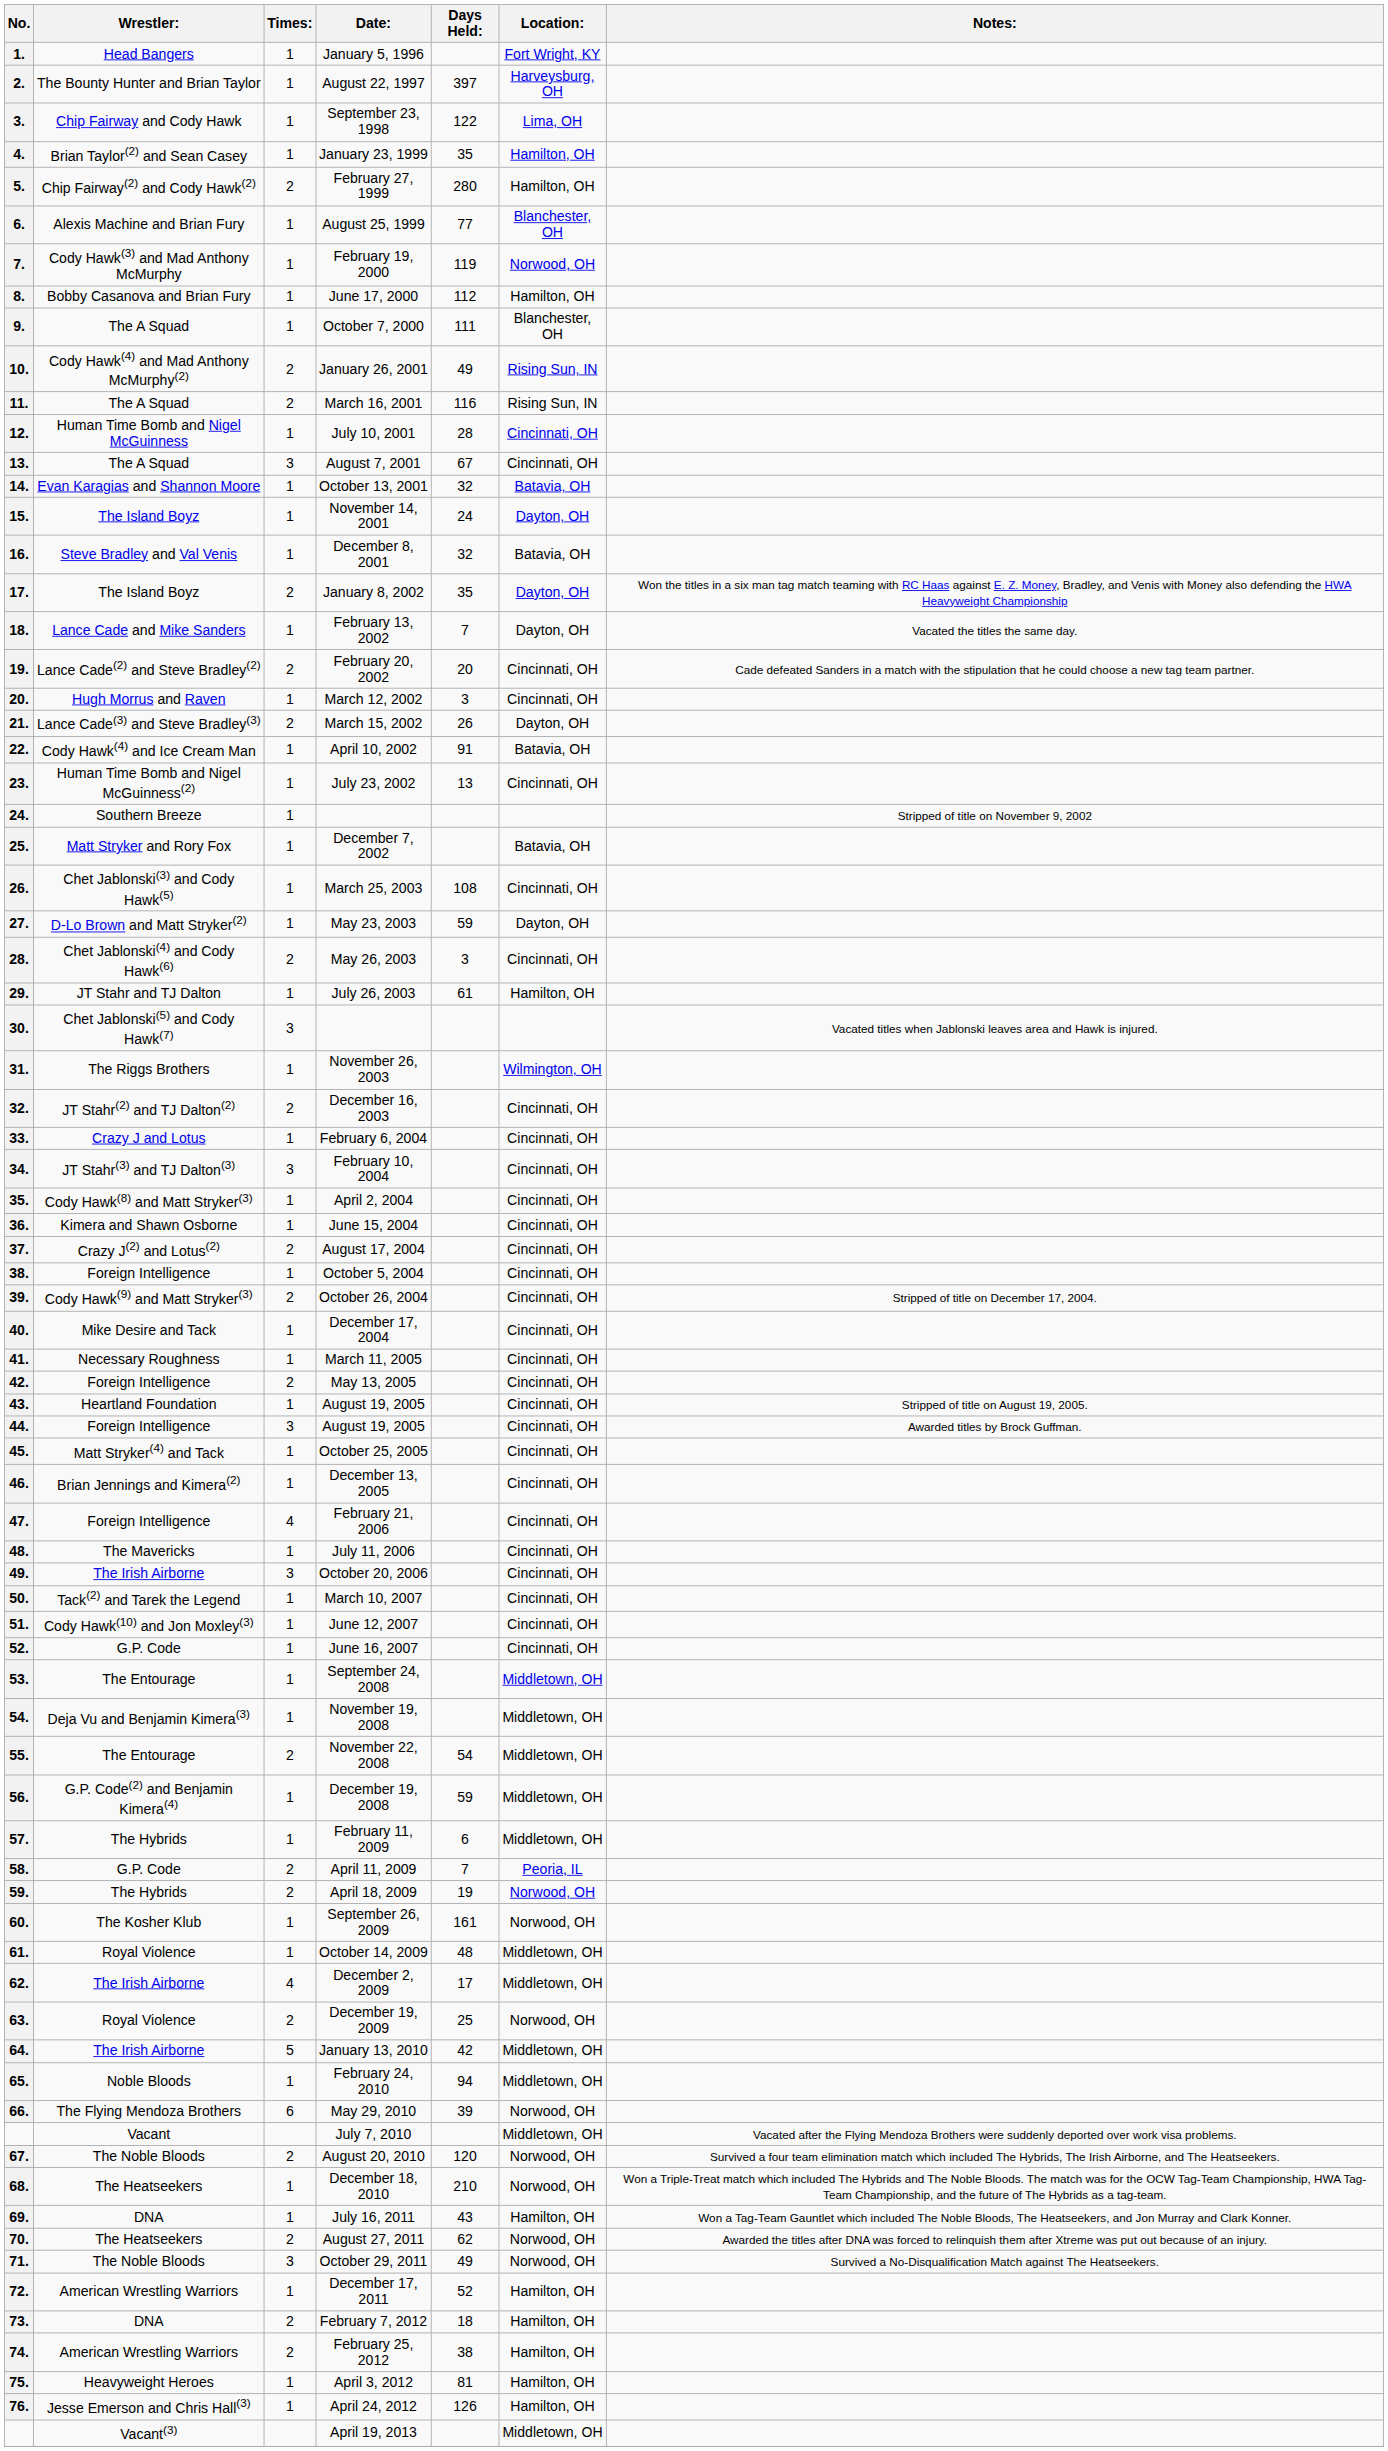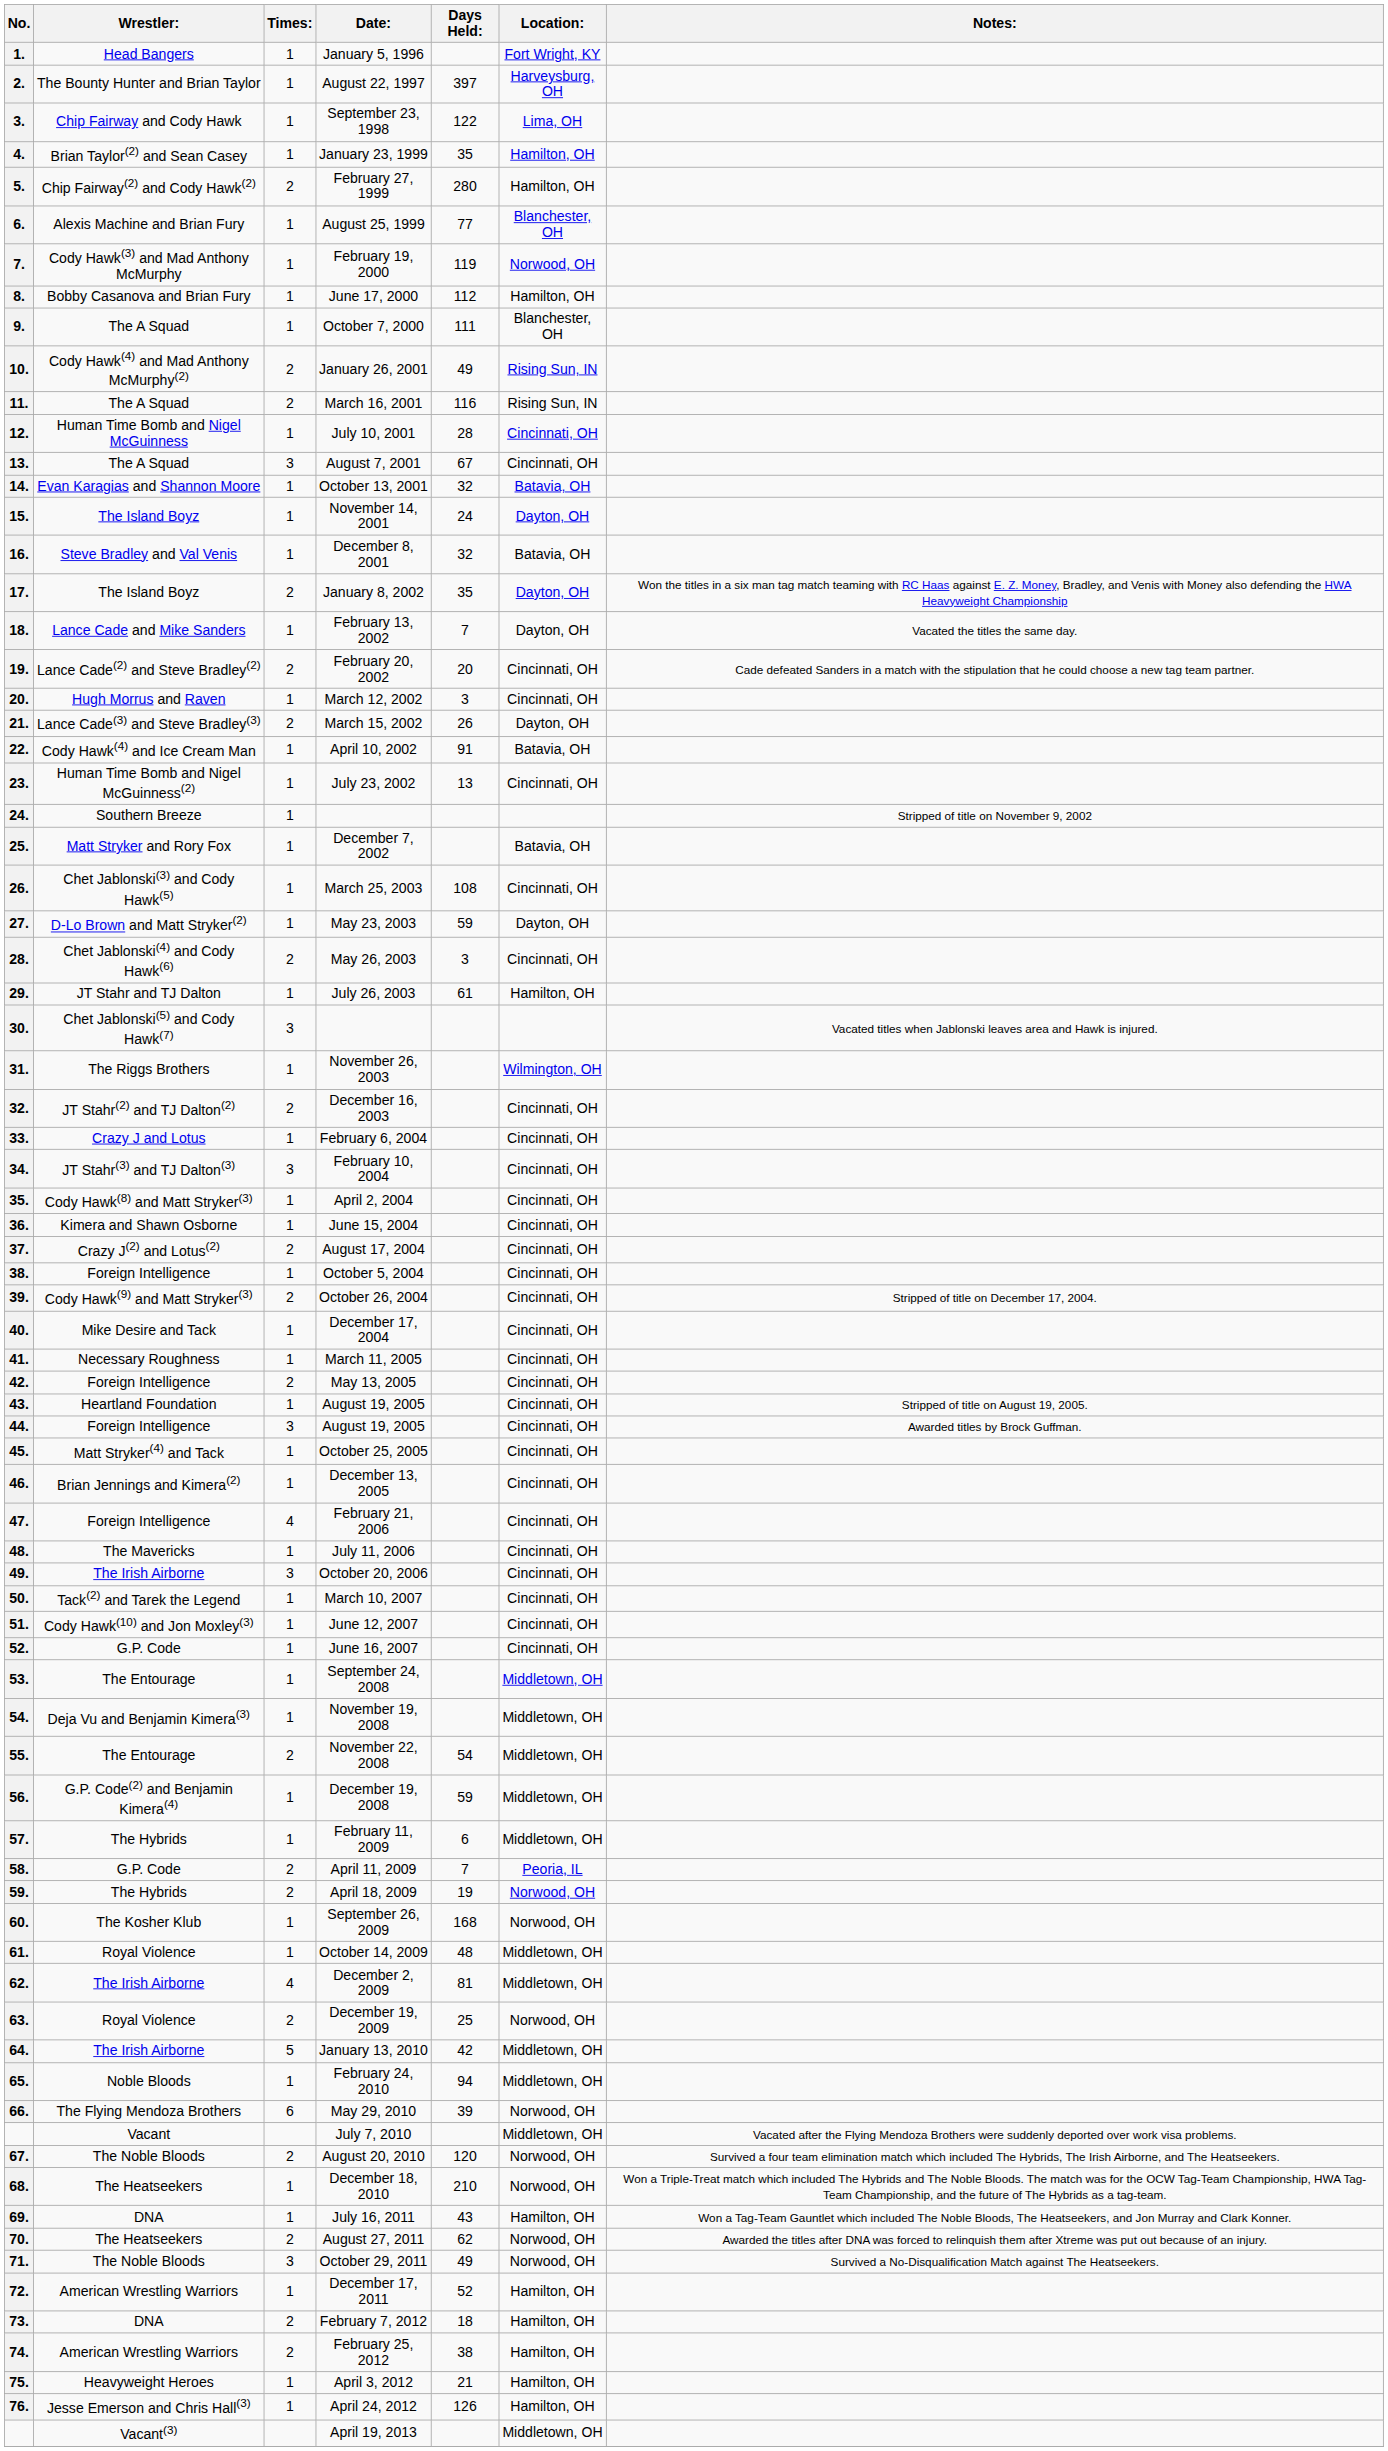(465, 1922) 161 -> (465, 1922) 168
(465, 1982) 17 -> (465, 1982) 81
(465, 2382) 81 -> (465, 2382) 21
